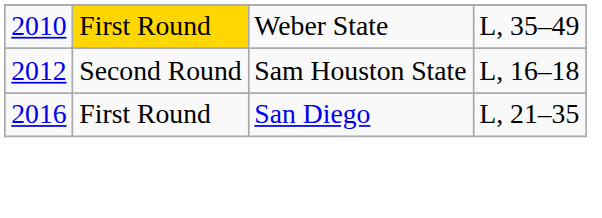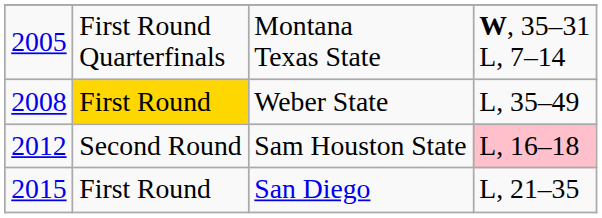+ row: (318, 42)
(39, 26) 2010 -> (39, 101) 2008
(529, 70) no background -> (529, 145) pink background
(39, 114) 2016 -> (39, 189) 2015
